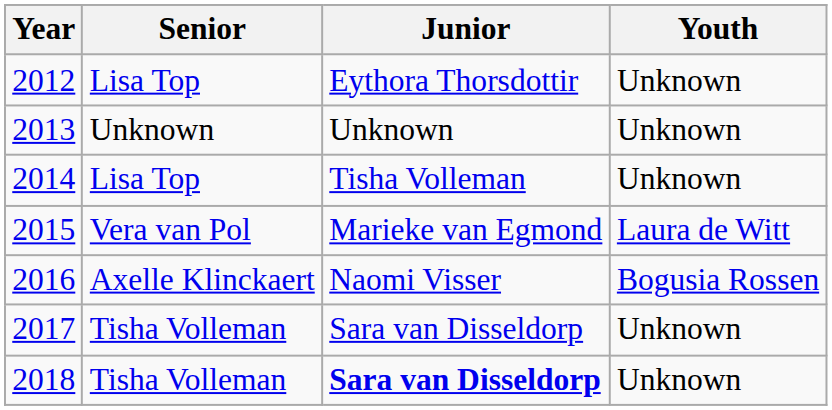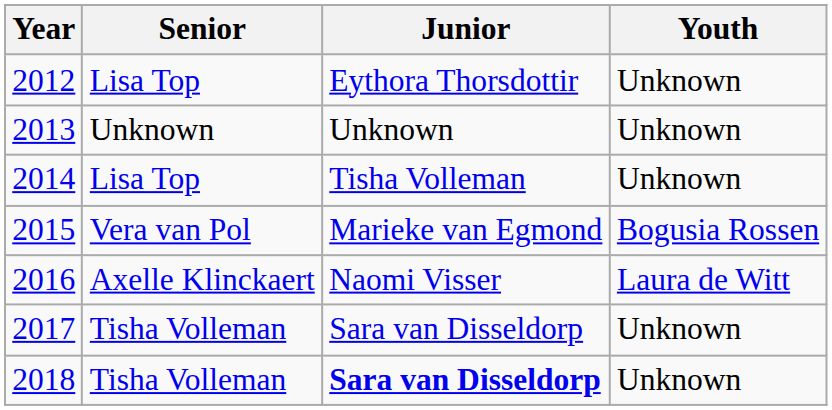(703, 229) Laura de Witt -> (718, 229) Bogusia Rossen
(718, 279) Bogusia Rossen -> (703, 279) Laura de Witt
